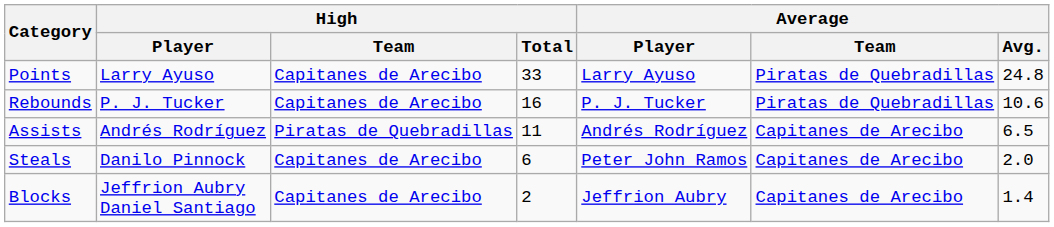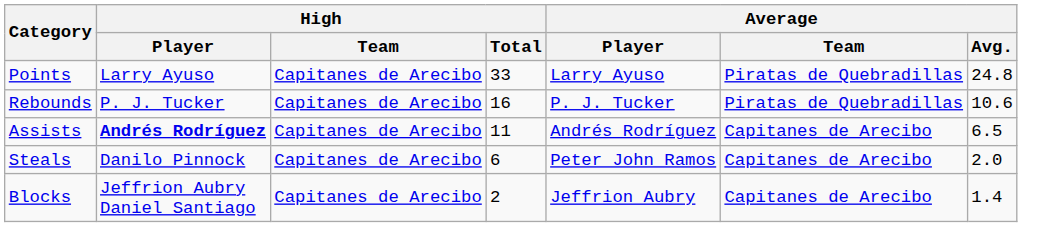(183, 131) normal -> (183, 131) bold
(394, 131) Piratas de Quebradillas -> (378, 131) Capitanes de Arecibo
